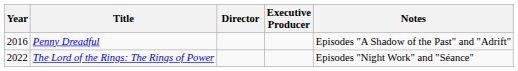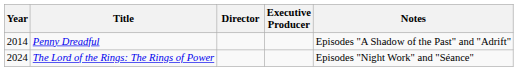(17, 41) 2016 -> (17, 41) 2014
(17, 58) 2022 -> (17, 58) 2024
